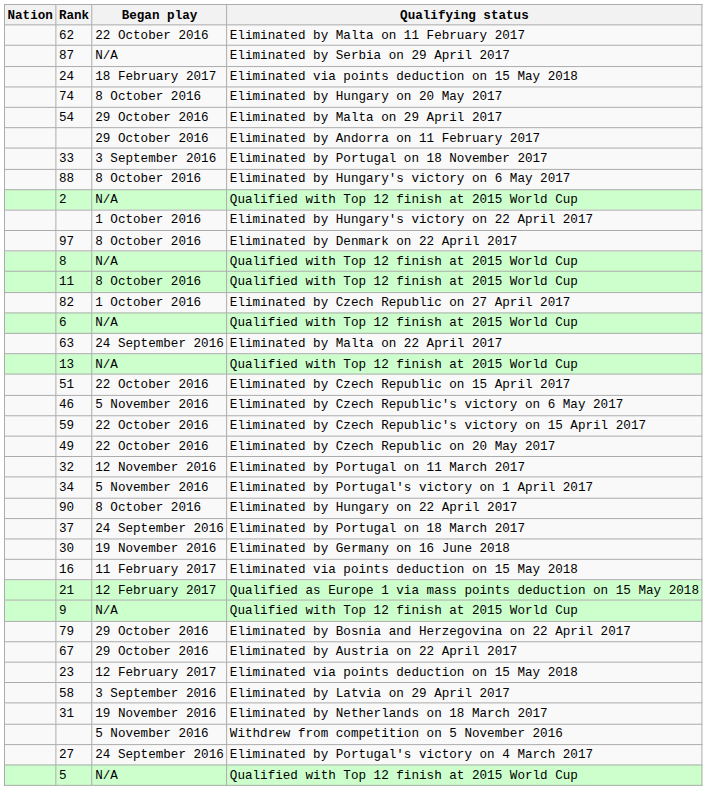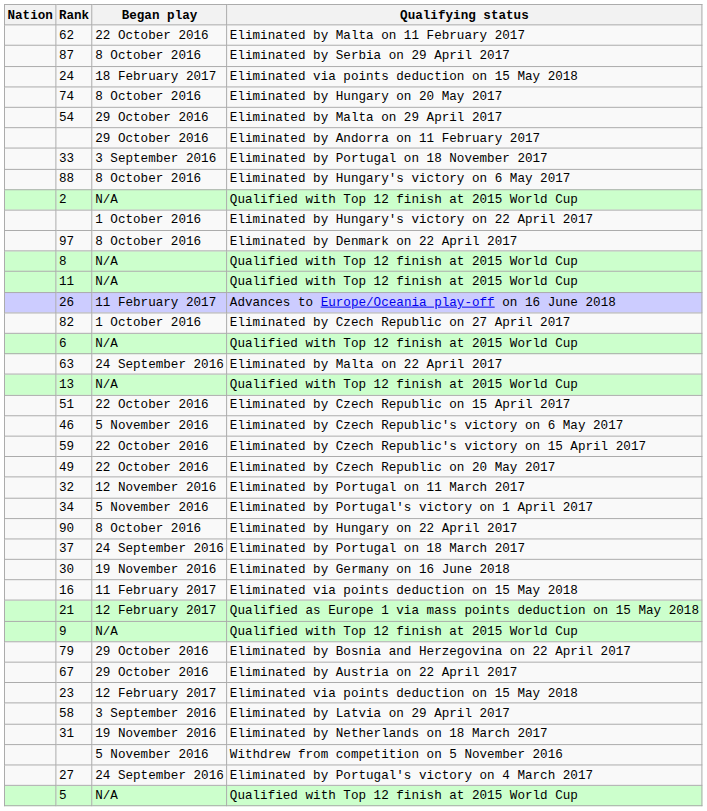(107, 56) N/A -> (148, 56) 8 October 2016
(148, 282) 8 October 2016 -> (107, 282) N/A
+ row: (66, 302)
